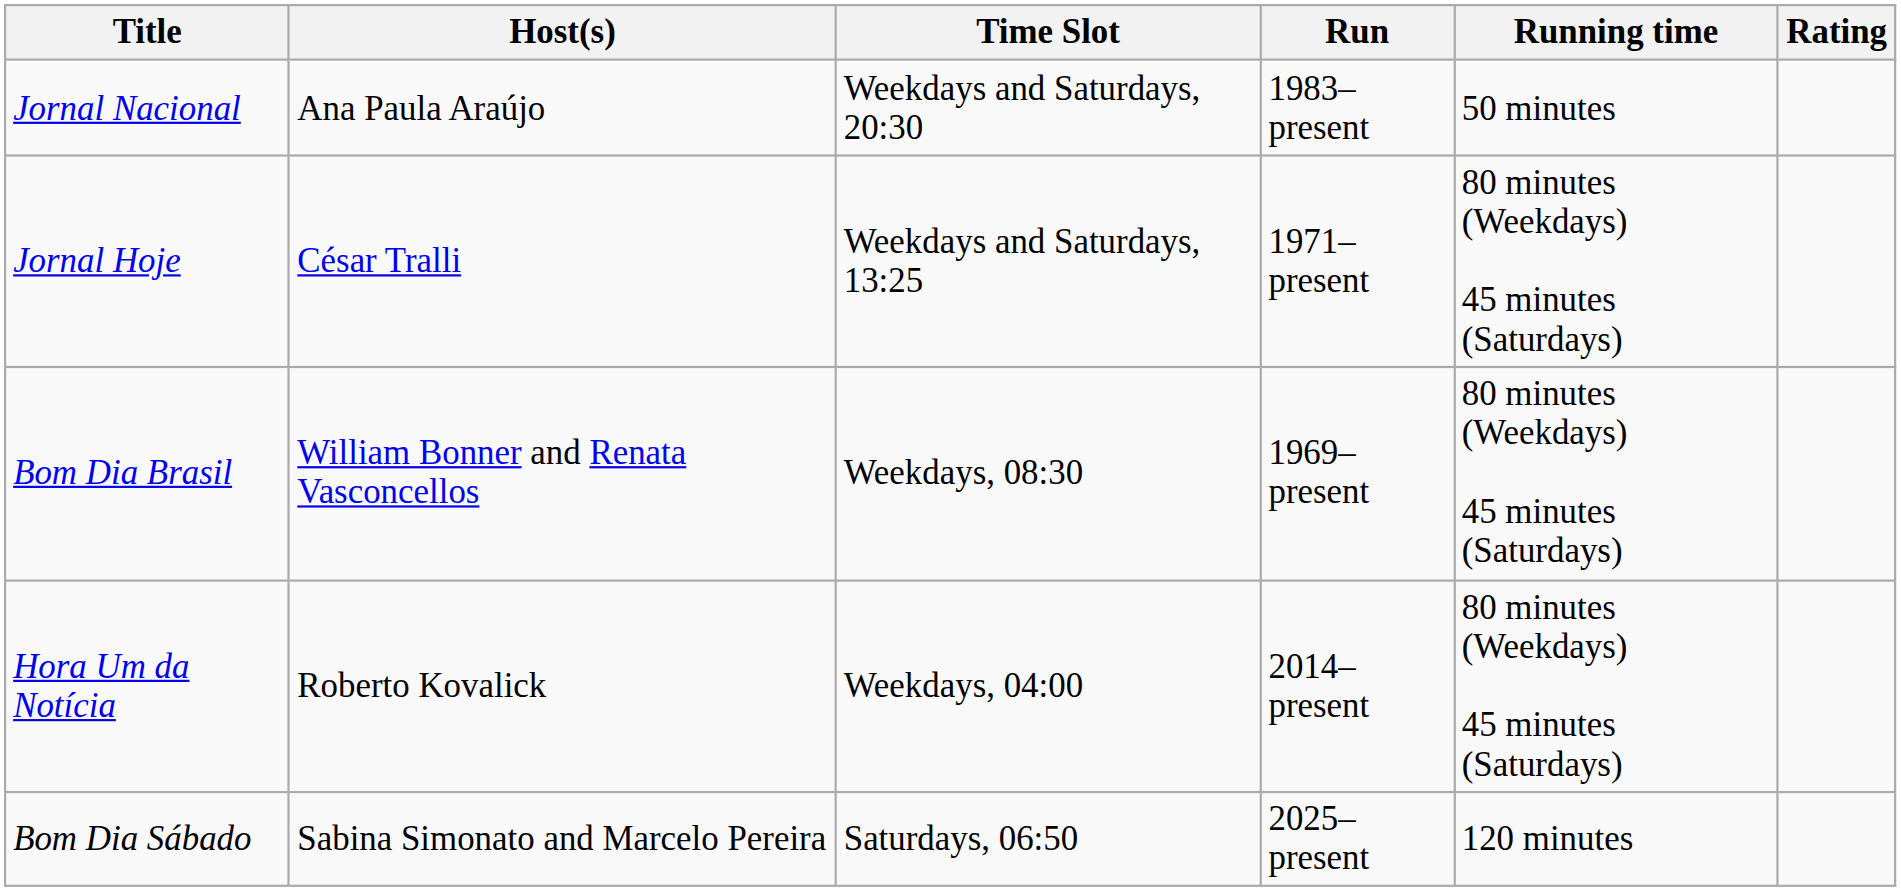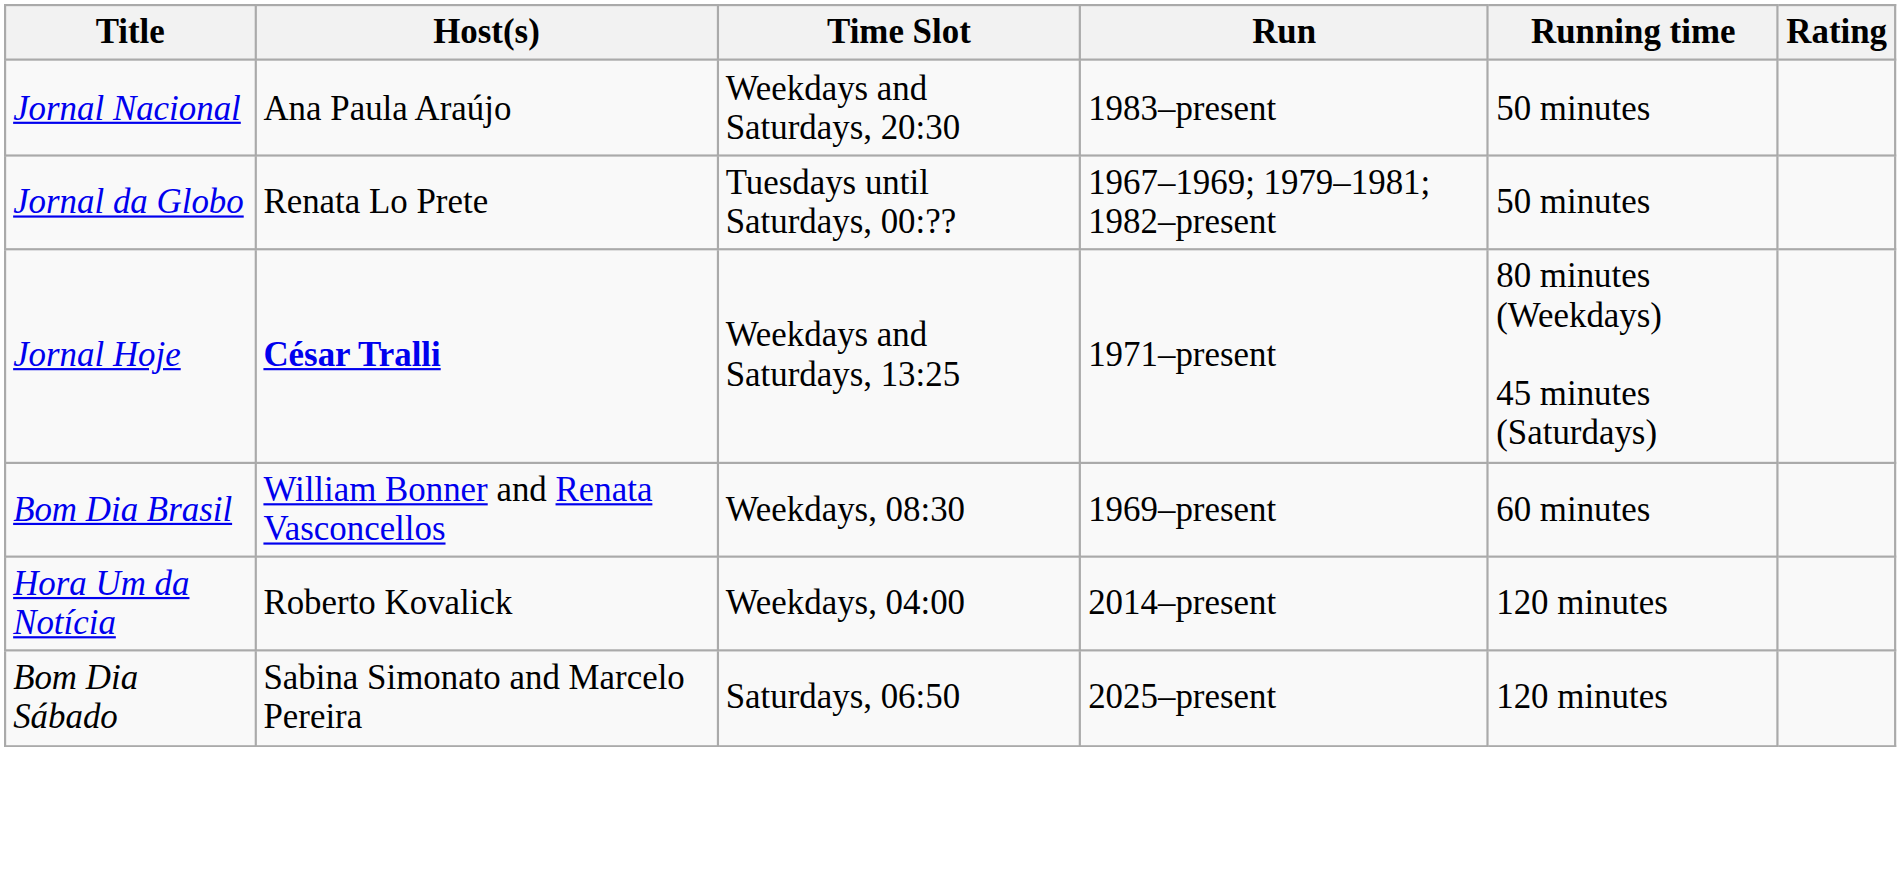+ row: (128, 201)
(379, 260) normal -> (352, 355) bold
(1545, 472) 80 minutes (Weekdays) 45 minutes (Saturdays) -> (1573, 508) 60 minutes
(1545, 685) 80 minutes (Weekdays) 45 minutes (Saturdays) -> (1582, 603) 120 minutes
